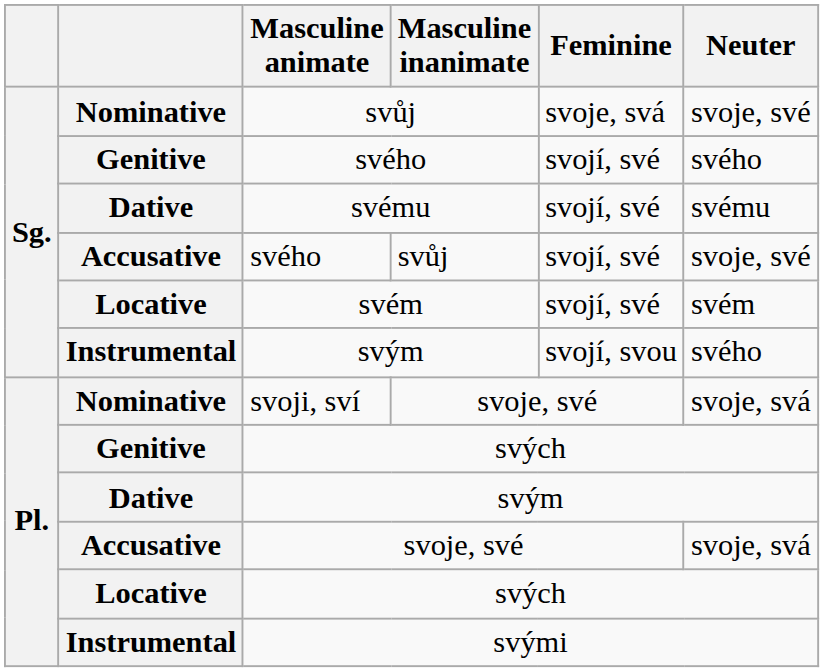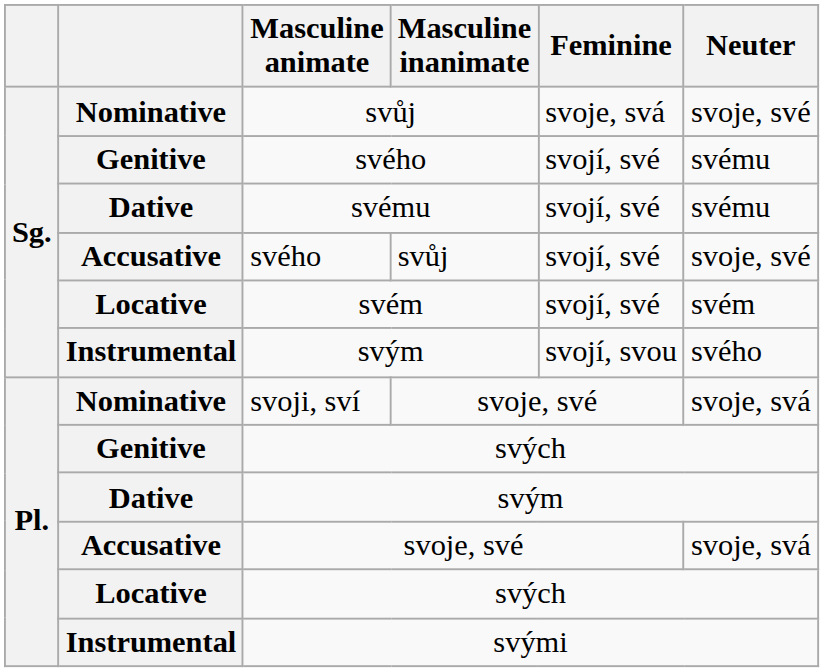(726, 159) svého -> (731, 159) svému
